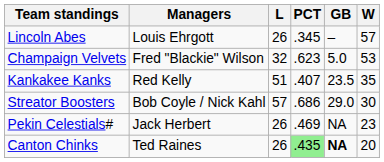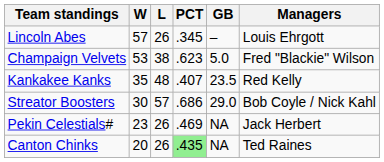columns swapped: (368, 15) <-> (199, 15)
(280, 59) 32 -> (162, 59) 38
(280, 80) 51 -> (162, 80) 48
(337, 146) bold -> (219, 146) normal
